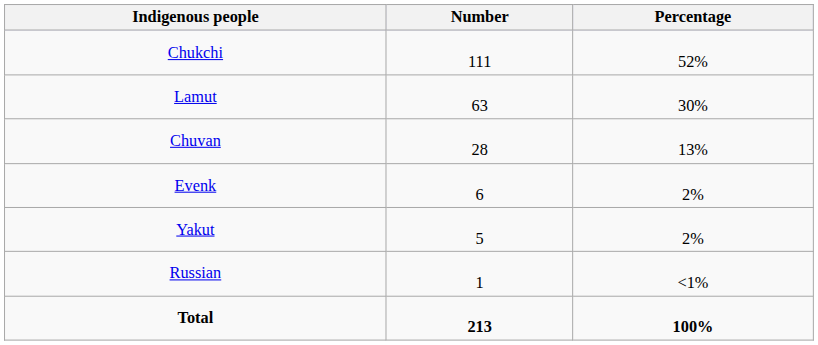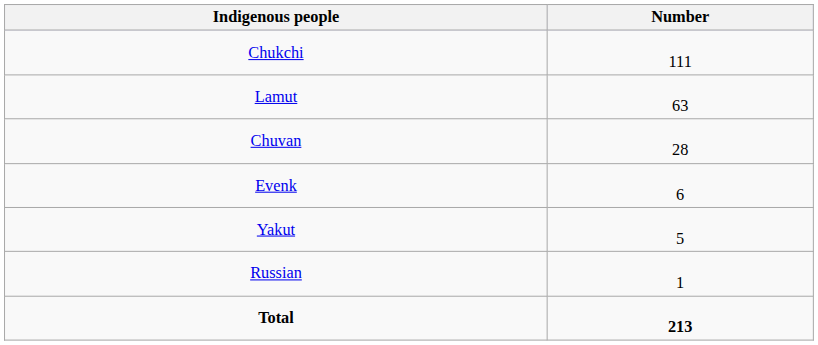- column: (693, 17)
